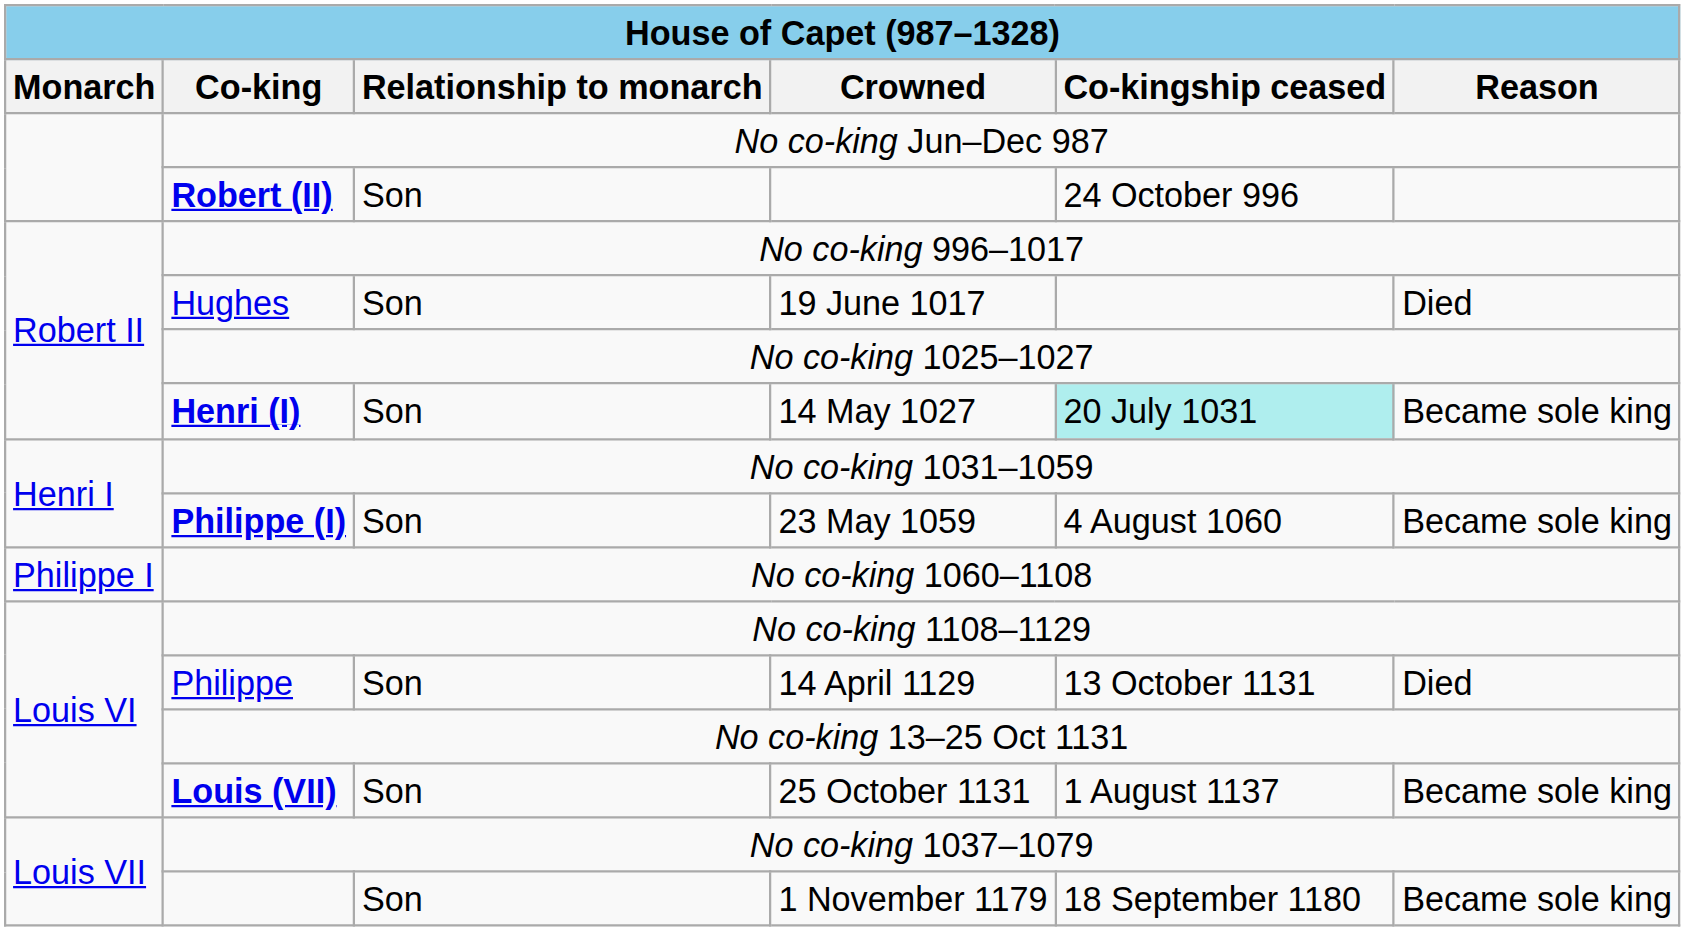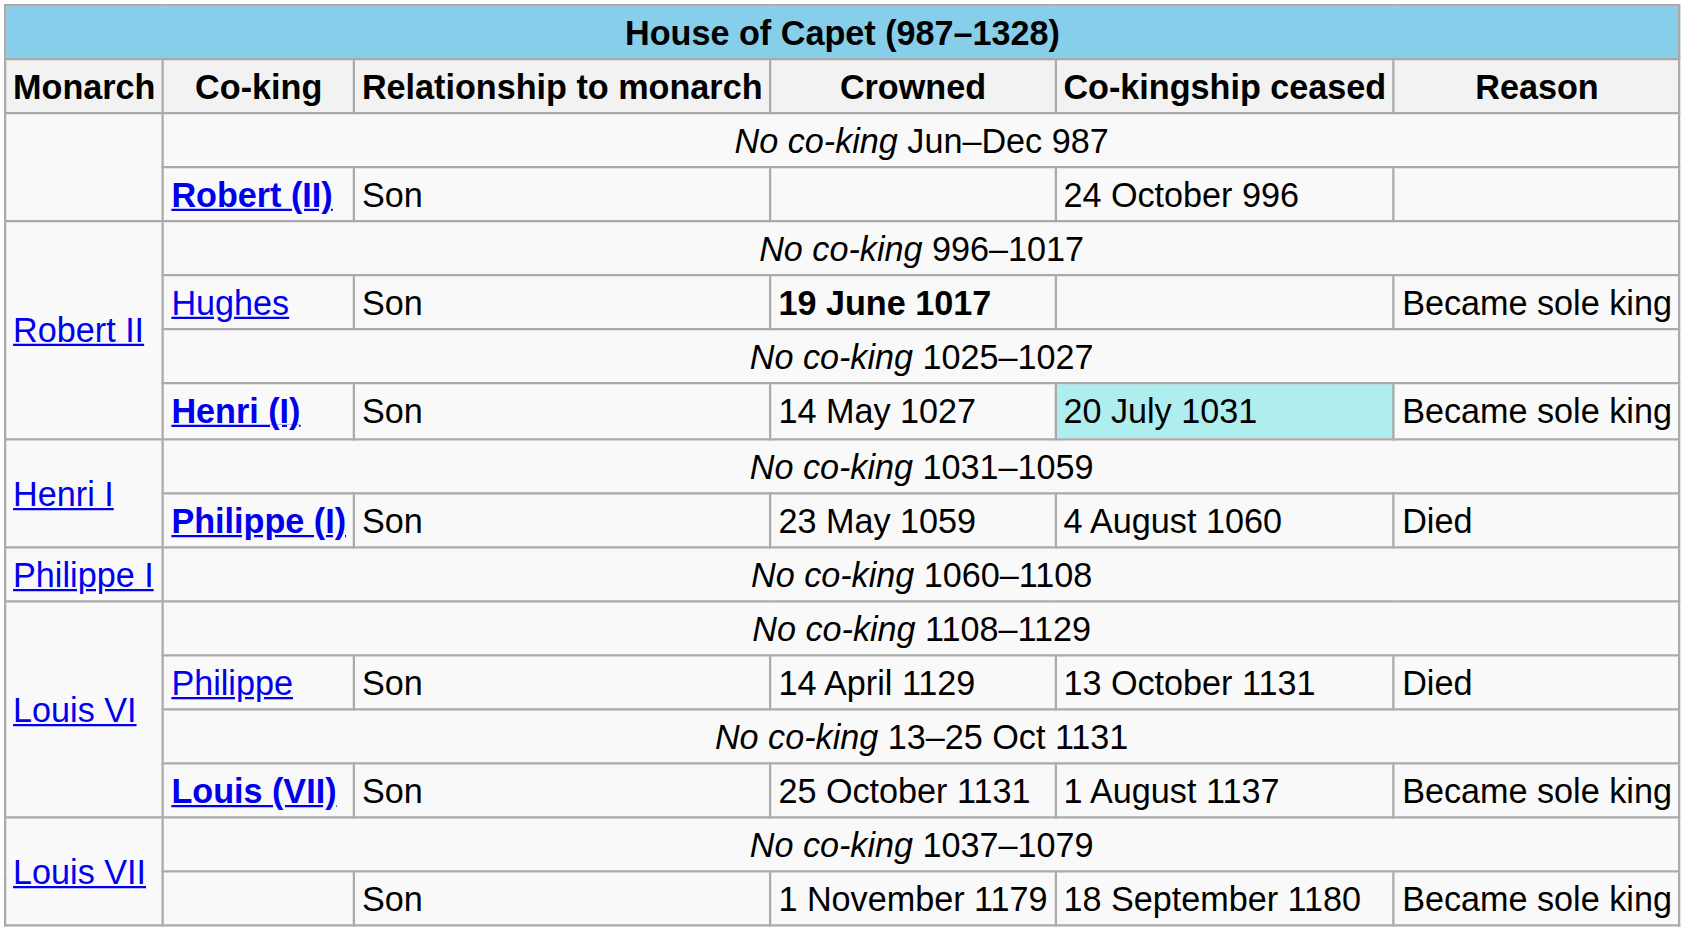(882, 303) normal -> (885, 303) bold
(1437, 303) Died -> (1537, 303) Became sole king
(1537, 520) Became sole king -> (1437, 520) Died
